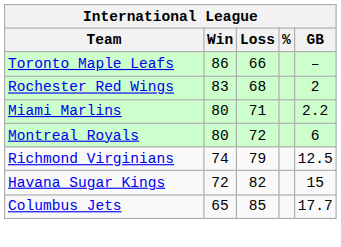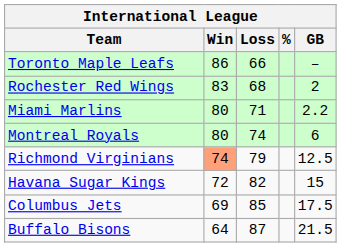(258, 135) 72 -> (258, 135) 74
(220, 159) no background -> (220, 159) lightsalmon background
(220, 206) 65 -> (220, 206) 69
(315, 206) 17.7 -> (315, 206) 17.5
+ row: (69, 230)
